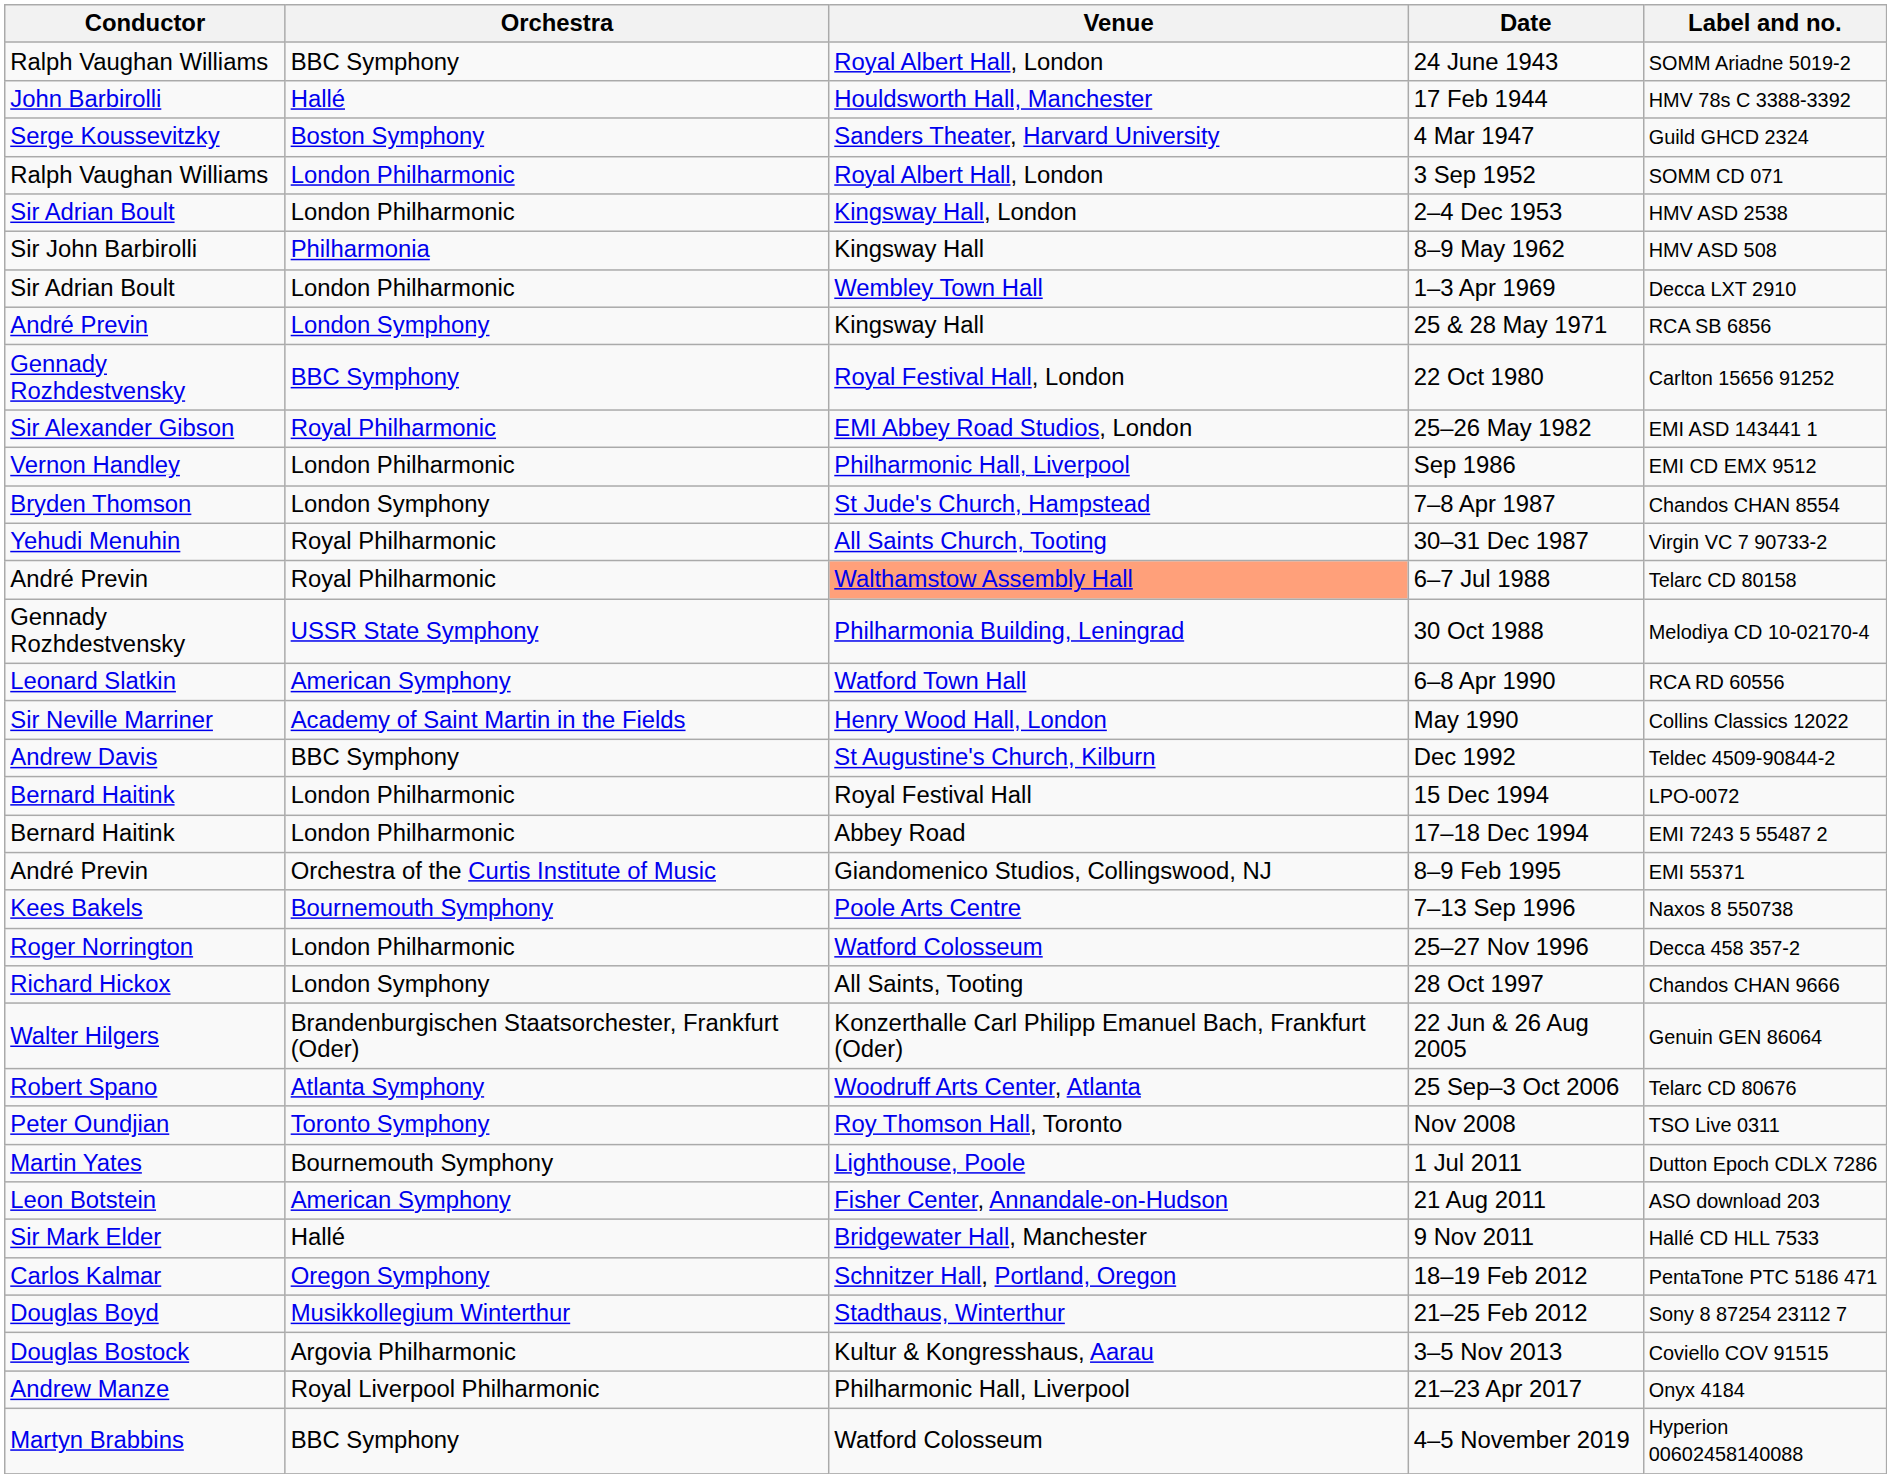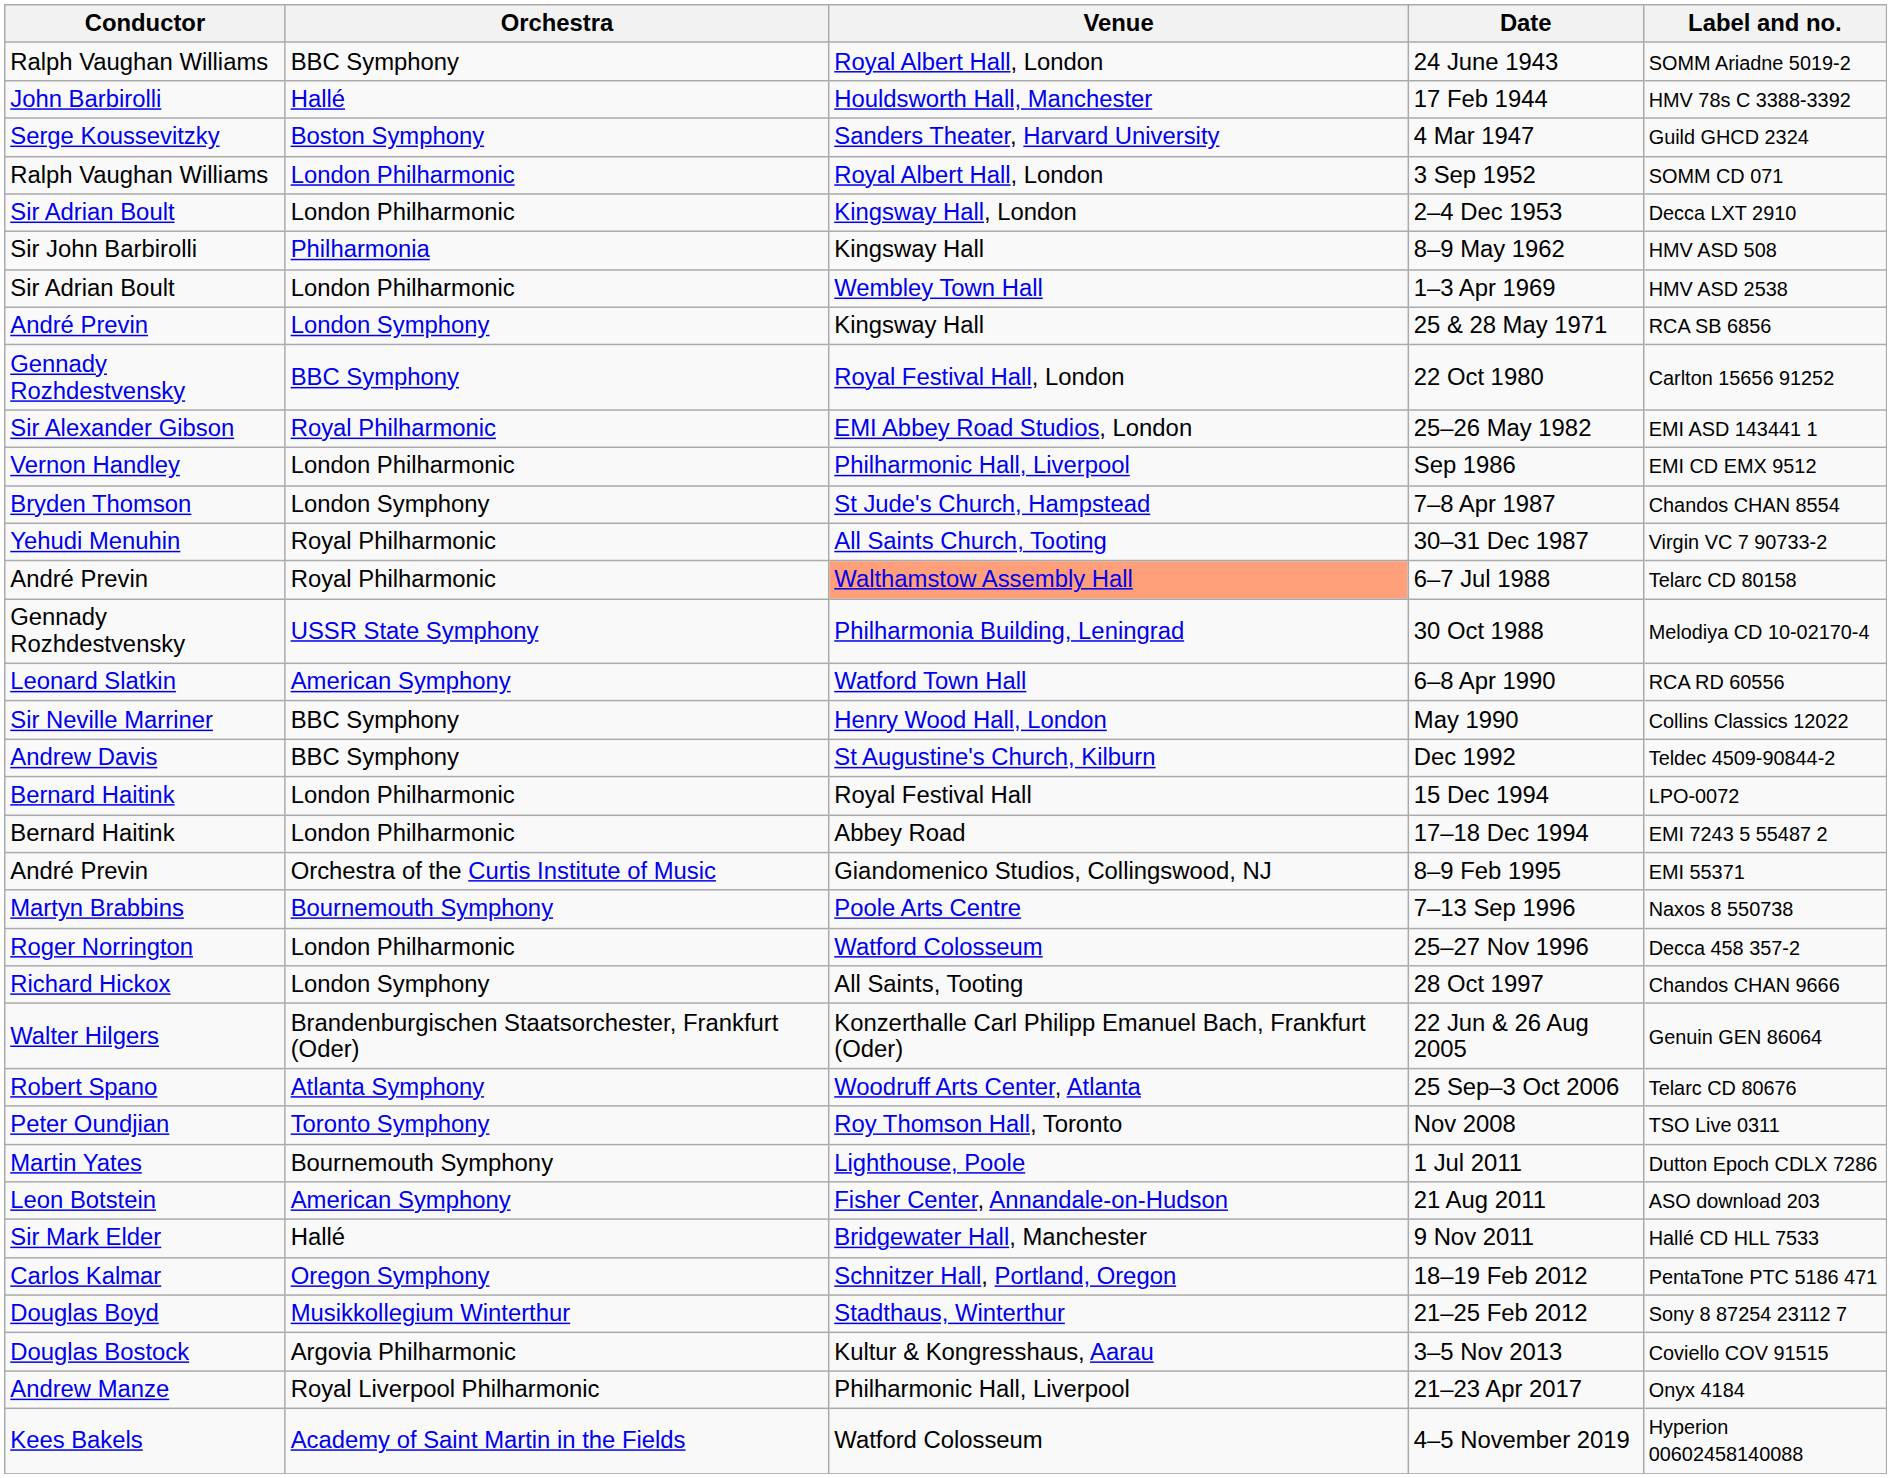(1718, 213) HMV ASD 2538 -> (1722, 213) Decca LXT 2910
(1722, 289) Decca LXT 2910 -> (1718, 289) HMV ASD 2538
(488, 719) Academy of Saint Martin in the Fields -> (375, 719) BBC Symphony
(76, 908) Kees Bakels -> (97, 908) Martyn Brabbins
(97, 1440) Martyn Brabbins -> (76, 1440) Kees Bakels
(375, 1440) BBC Symphony -> (488, 1440) Academy of Saint Martin in the Fields
